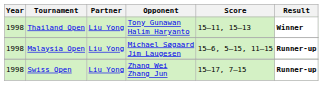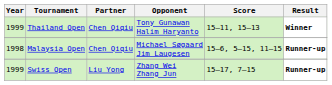(15, 27) 1998 -> (15, 27) 1999
(106, 27) Liu Yong -> (111, 27) Chen Qiqiu
(106, 48) Liu Yong -> (111, 48) Chen Qiqiu
(15, 69) 1998 -> (15, 69) 1999
